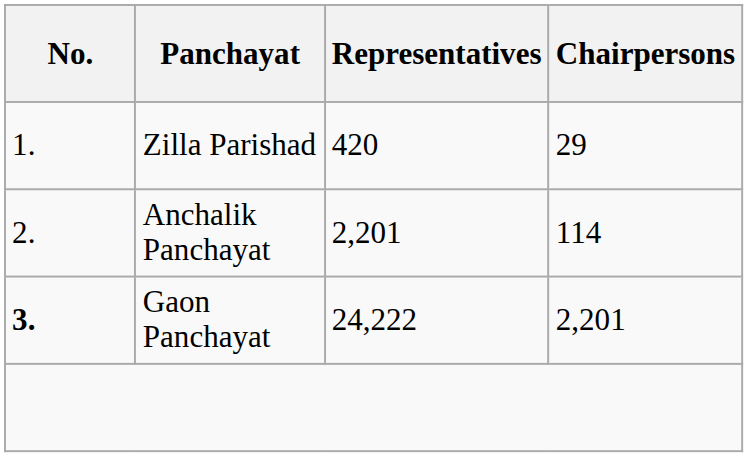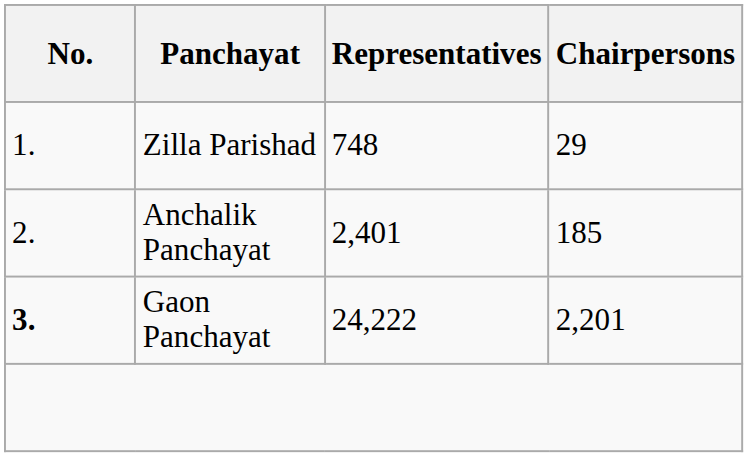(355, 145) 420 -> (355, 145) 748
(367, 232) 2,201 -> (367, 232) 2,401
(579, 232) 114 -> (579, 232) 185
